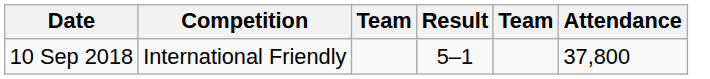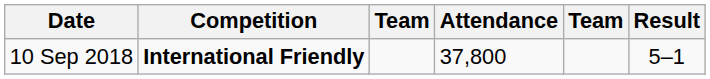columns swapped: (455, 21) <-> (623, 21)
(245, 56) normal -> (254, 56) bold
